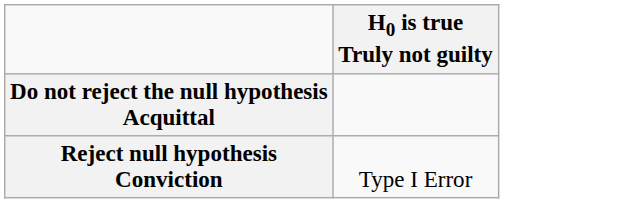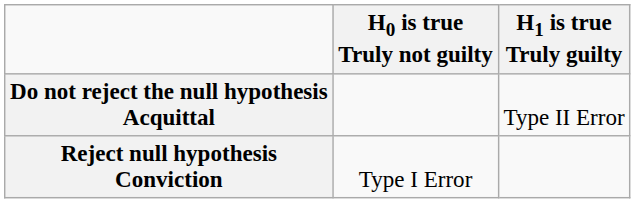+ column: (564, 38)
